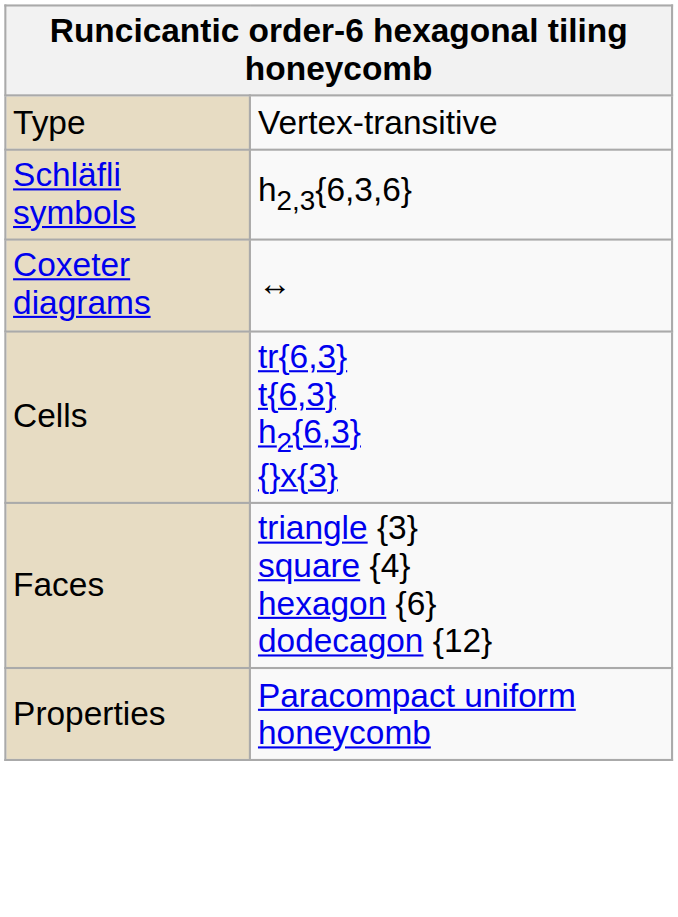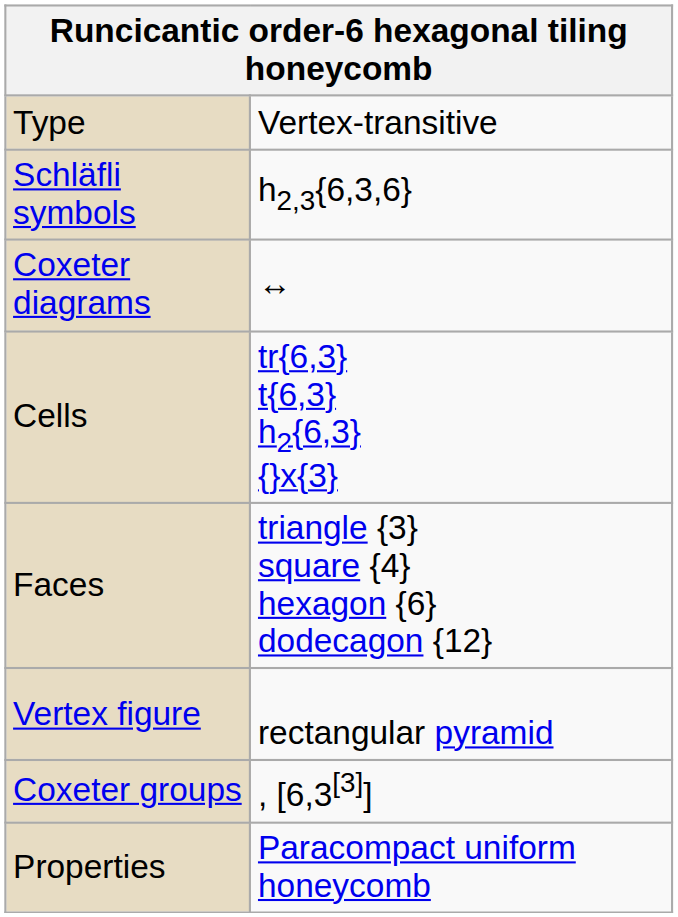+ row: (107, 713)
+ row: (127, 790)
